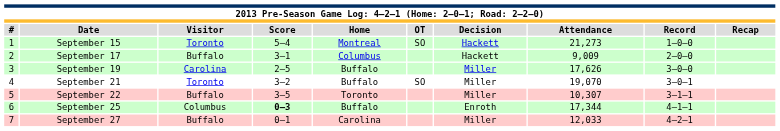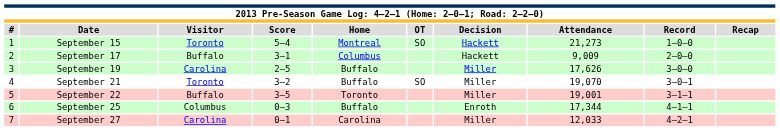(586, 94) 10,307 -> (586, 94) 19,001
(282, 107) bold -> (282, 107) normal
(205, 120) Buffalo -> (205, 120) Carolina
